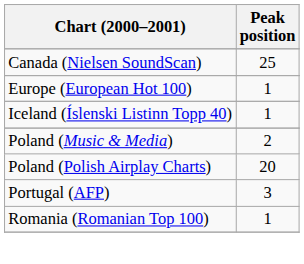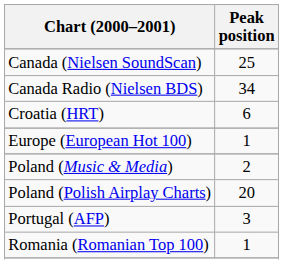+ row: (106, 88)
+ row: (56, 114)
- row: (120, 114)
